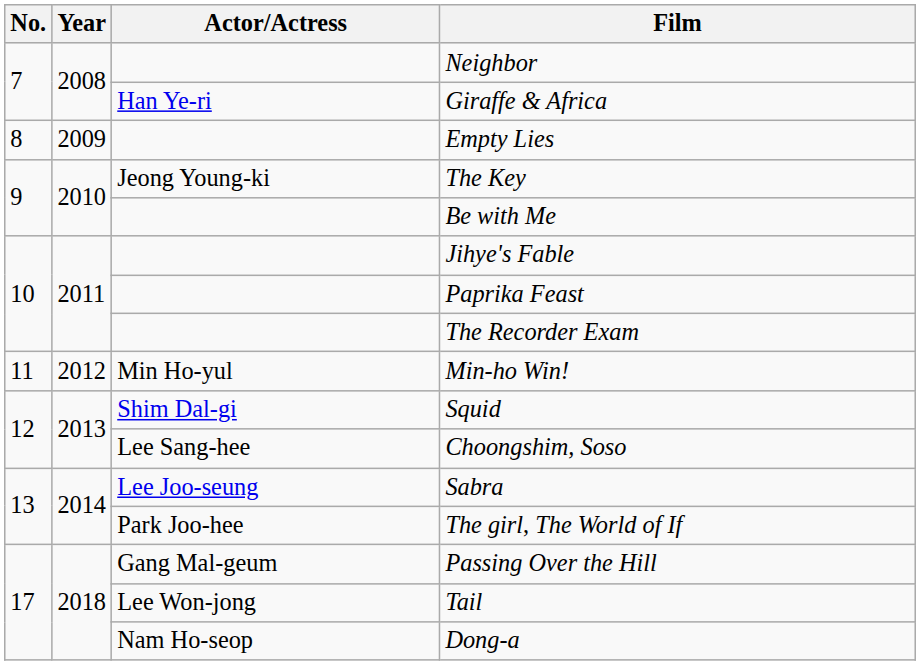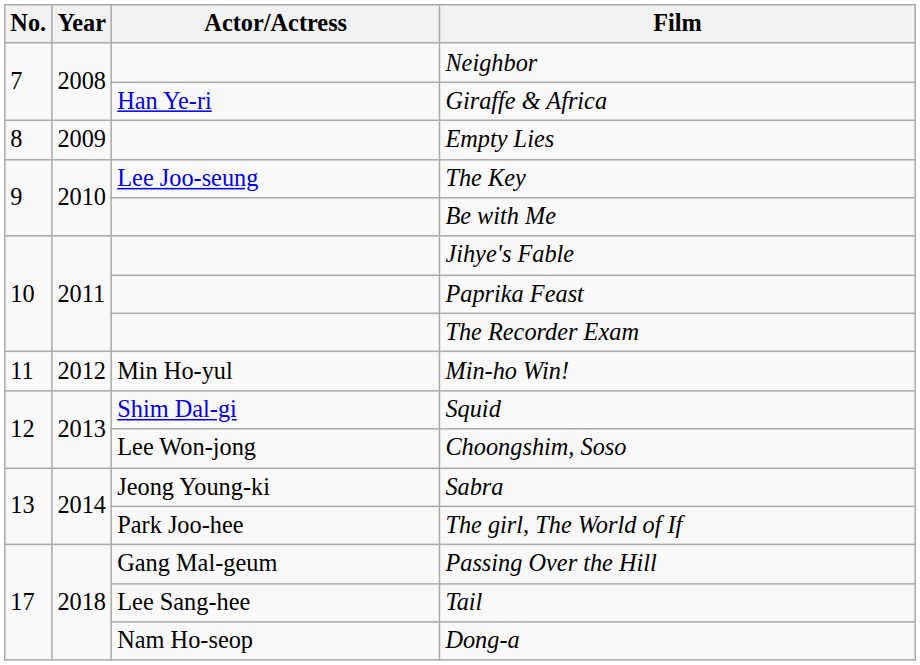(194, 178) Jeong Young-ki -> (188, 178) Lee Joo-seung
(184, 448) Lee Sang-hee -> (187, 448) Lee Won-jong
(188, 486) Lee Joo-seung -> (194, 486) Jeong Young-ki
(187, 602) Lee Won-jong -> (184, 602) Lee Sang-hee
